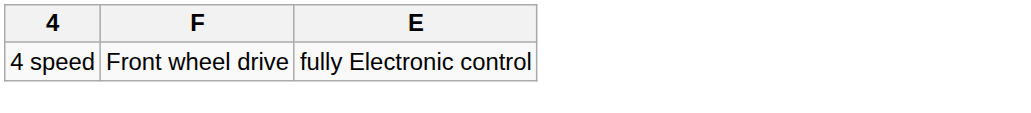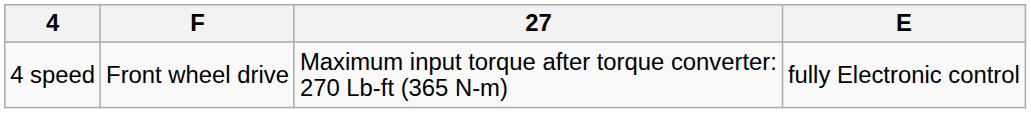+ column: (538, 23)
